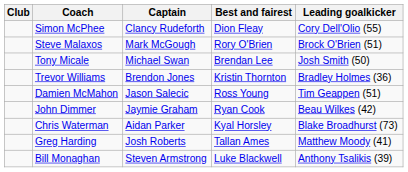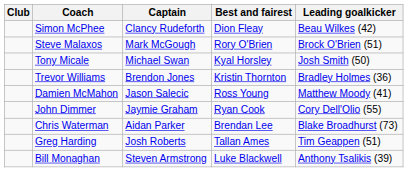(340, 28) Cory Dell'Olio (55) -> (337, 28) Beau Wilkes (42)
(243, 61) Brendan Lee -> (243, 61) Kyal Horsley
(339, 93) Tim Geappen (51) -> (345, 93) Matthew Moody (41)
(337, 110) Beau Wilkes (42) -> (340, 110) Cory Dell'Olio (55)
(243, 126) Kyal Horsley -> (243, 126) Brendan Lee
(345, 142) Matthew Moody (41) -> (339, 142) Tim Geappen (51)
